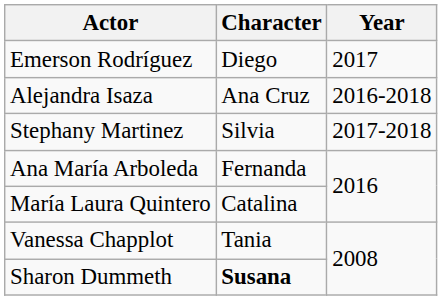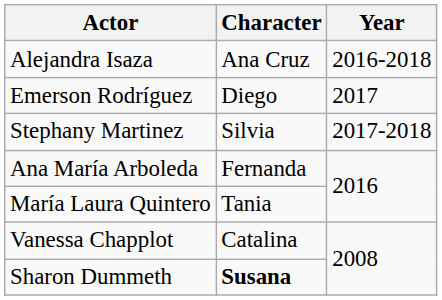rows swapped: (81, 95) <-> (101, 58)
(259, 204) Catalina -> (247, 204) Tania
(247, 240) Tania -> (259, 240) Catalina
